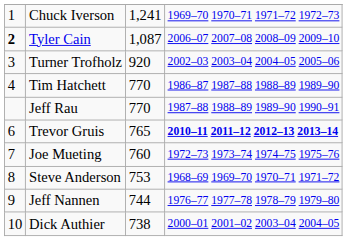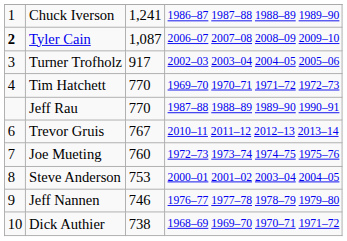(253, 16) 1969–70 1970–71 1971–72 1972–73 -> (253, 16) 1986–87 1987–88 1988–89 1989–90
(140, 62) 920 -> (140, 62) 917
(253, 85) 1986–87 1987–88 1988–89 1989–90 -> (253, 85) 1969–70 1970–71 1971–72 1972–73
(140, 131) 765 -> (140, 131) 767
(253, 131) bold -> (253, 131) normal
(253, 177) 1968–69 1969–70 1970–71 1971–72 -> (253, 177) 2000–01 2001–02 2003–04 2004–05
(140, 200) 744 -> (140, 200) 746
(253, 223) 2000–01 2001–02 2003–04 2004–05 -> (253, 223) 1968–69 1969–70 1970–71 1971–72
